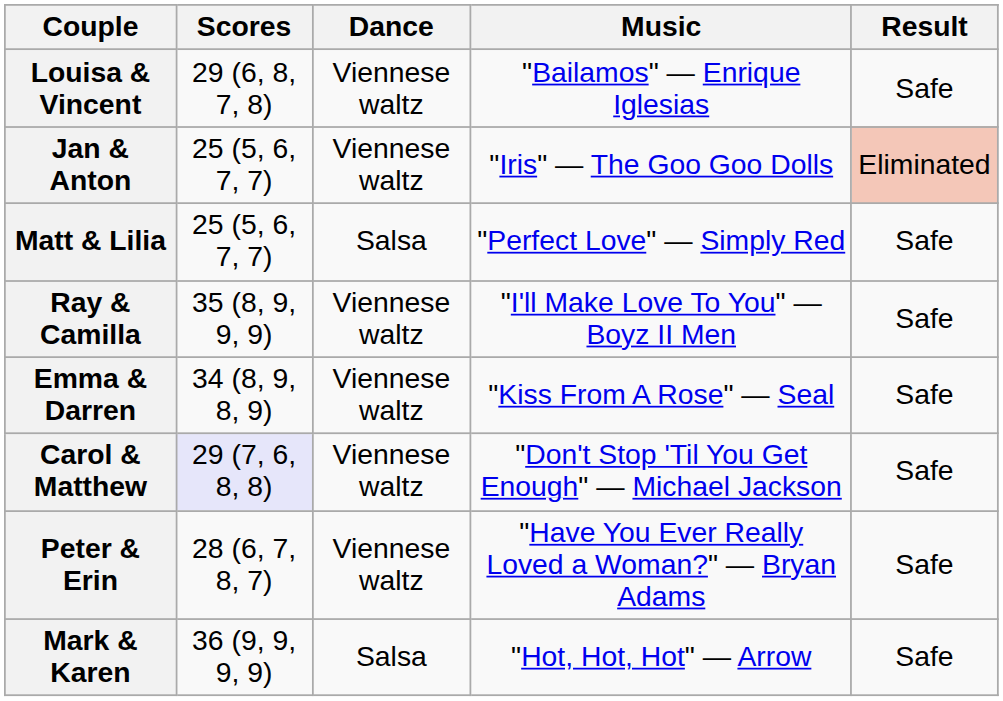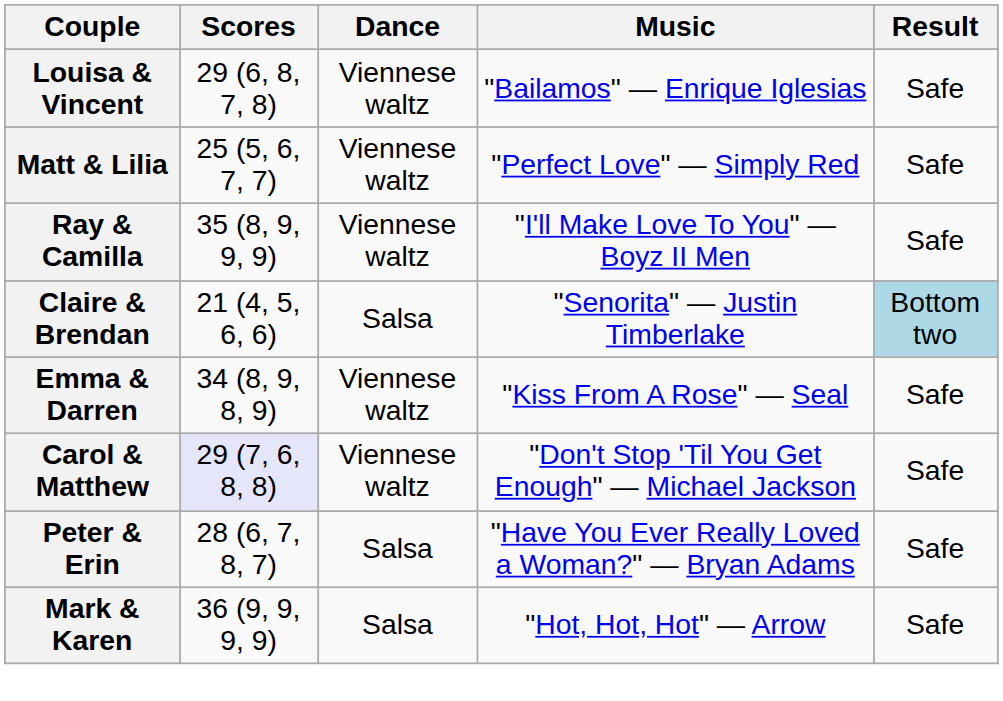- row: (90, 164)
(391, 241) Salsa -> (397, 164) Viennese waltz
+ row: (92, 318)
(391, 564) Viennese waltz -> (397, 548) Salsa
